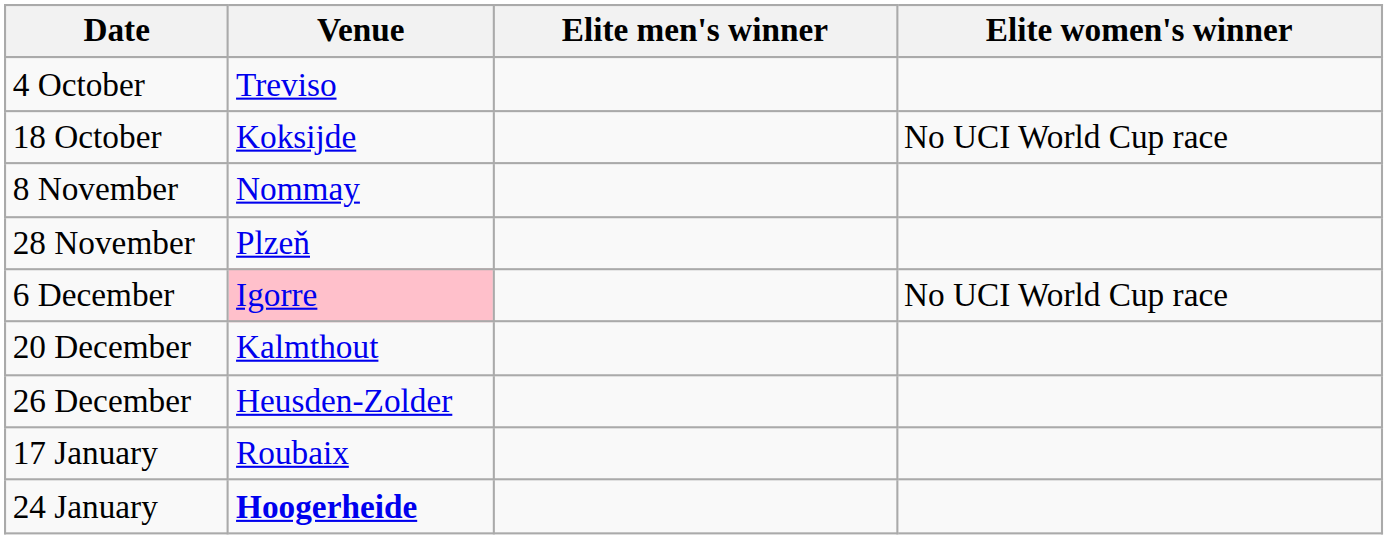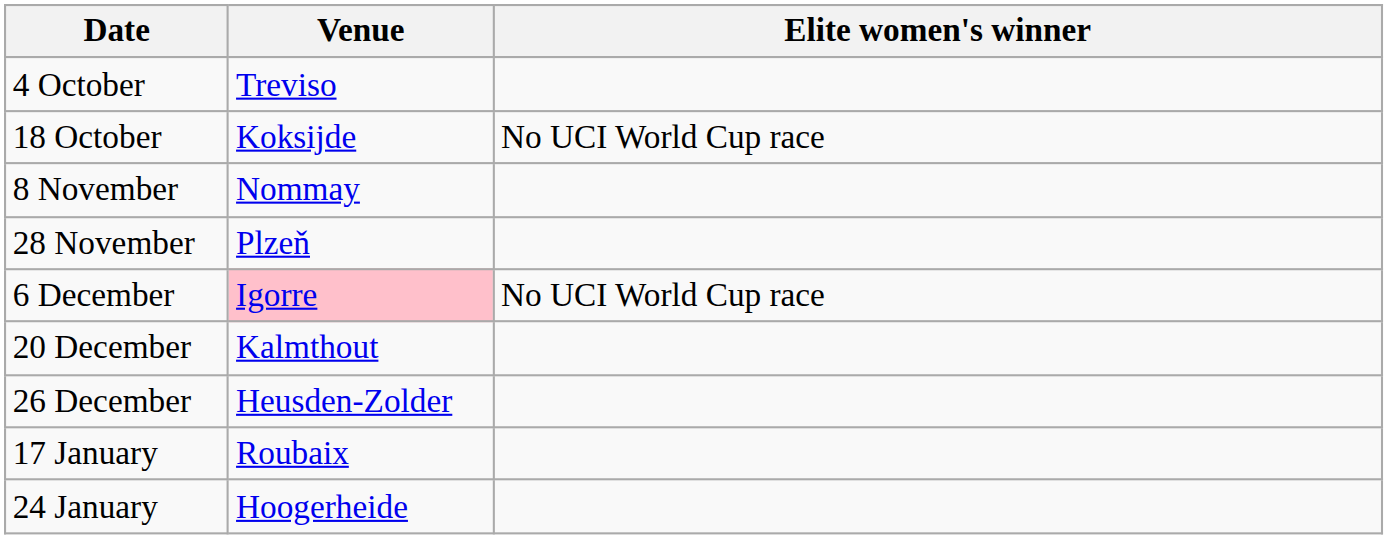- column: (695, 30)
(327, 505) bold -> (322, 505) normal
